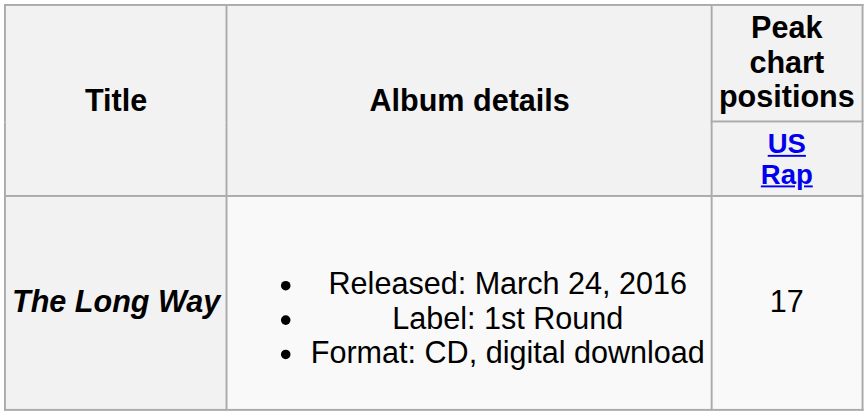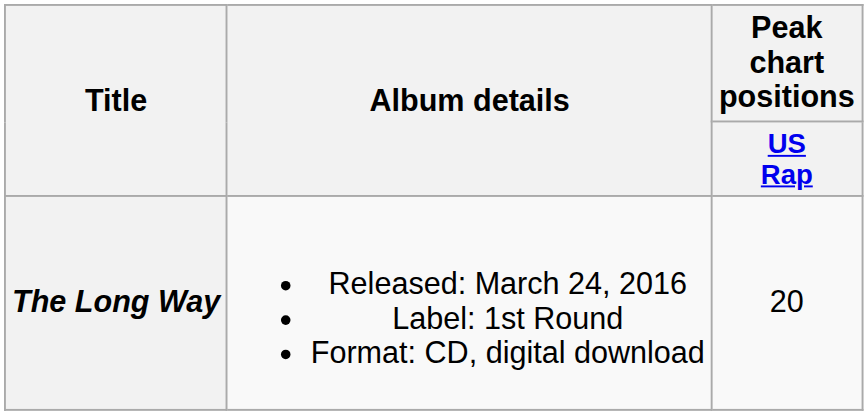(787, 302) 17 -> (787, 302) 20
